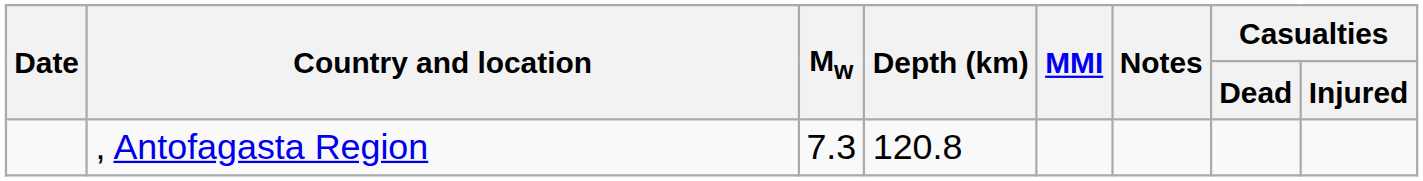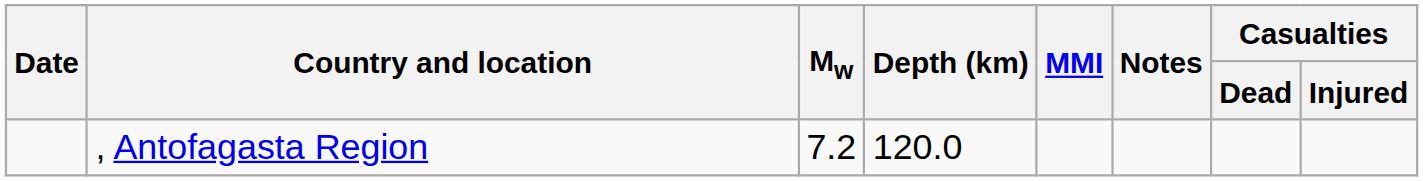(831, 146) 7.3 -> (831, 146) 7.2
(918, 146) 120.8 -> (918, 146) 120.0
